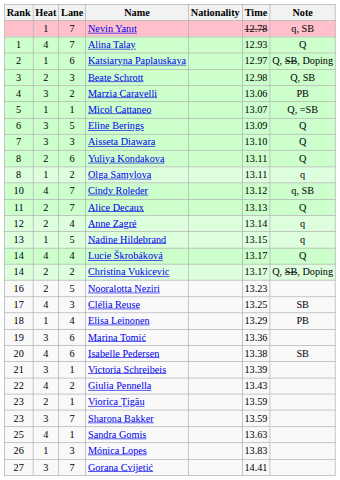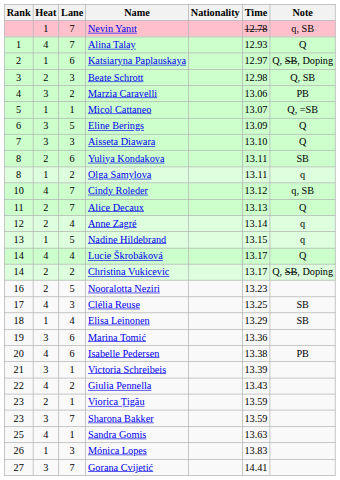(303, 158) Q -> (303, 158) SB
(303, 321) PB -> (303, 321) SB
(303, 353) SB -> (303, 353) PB
